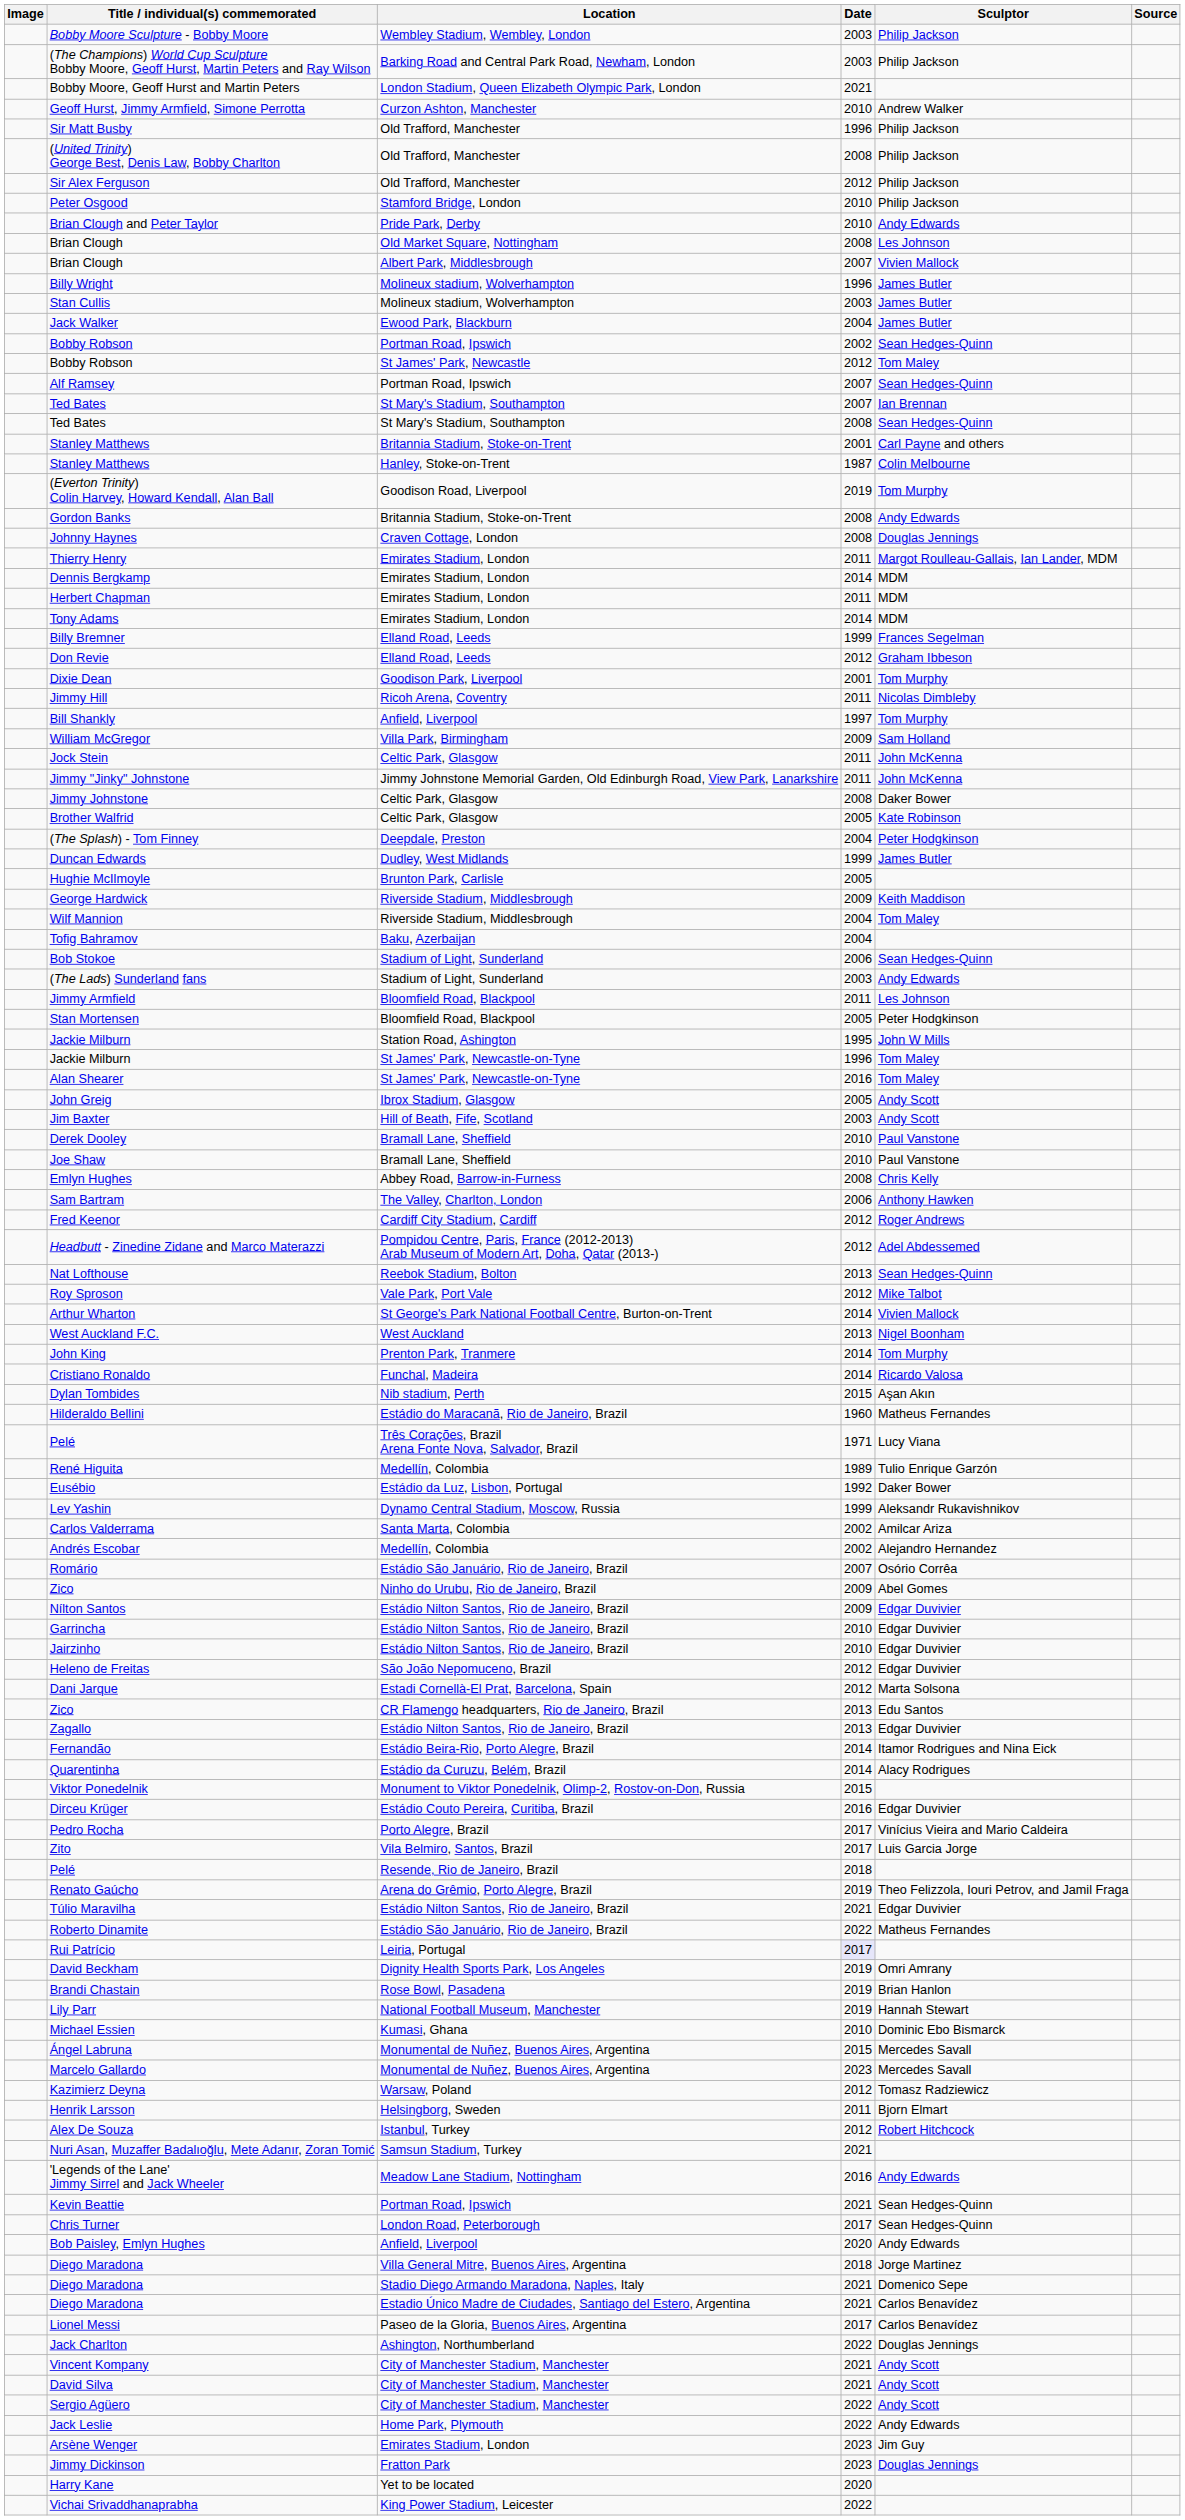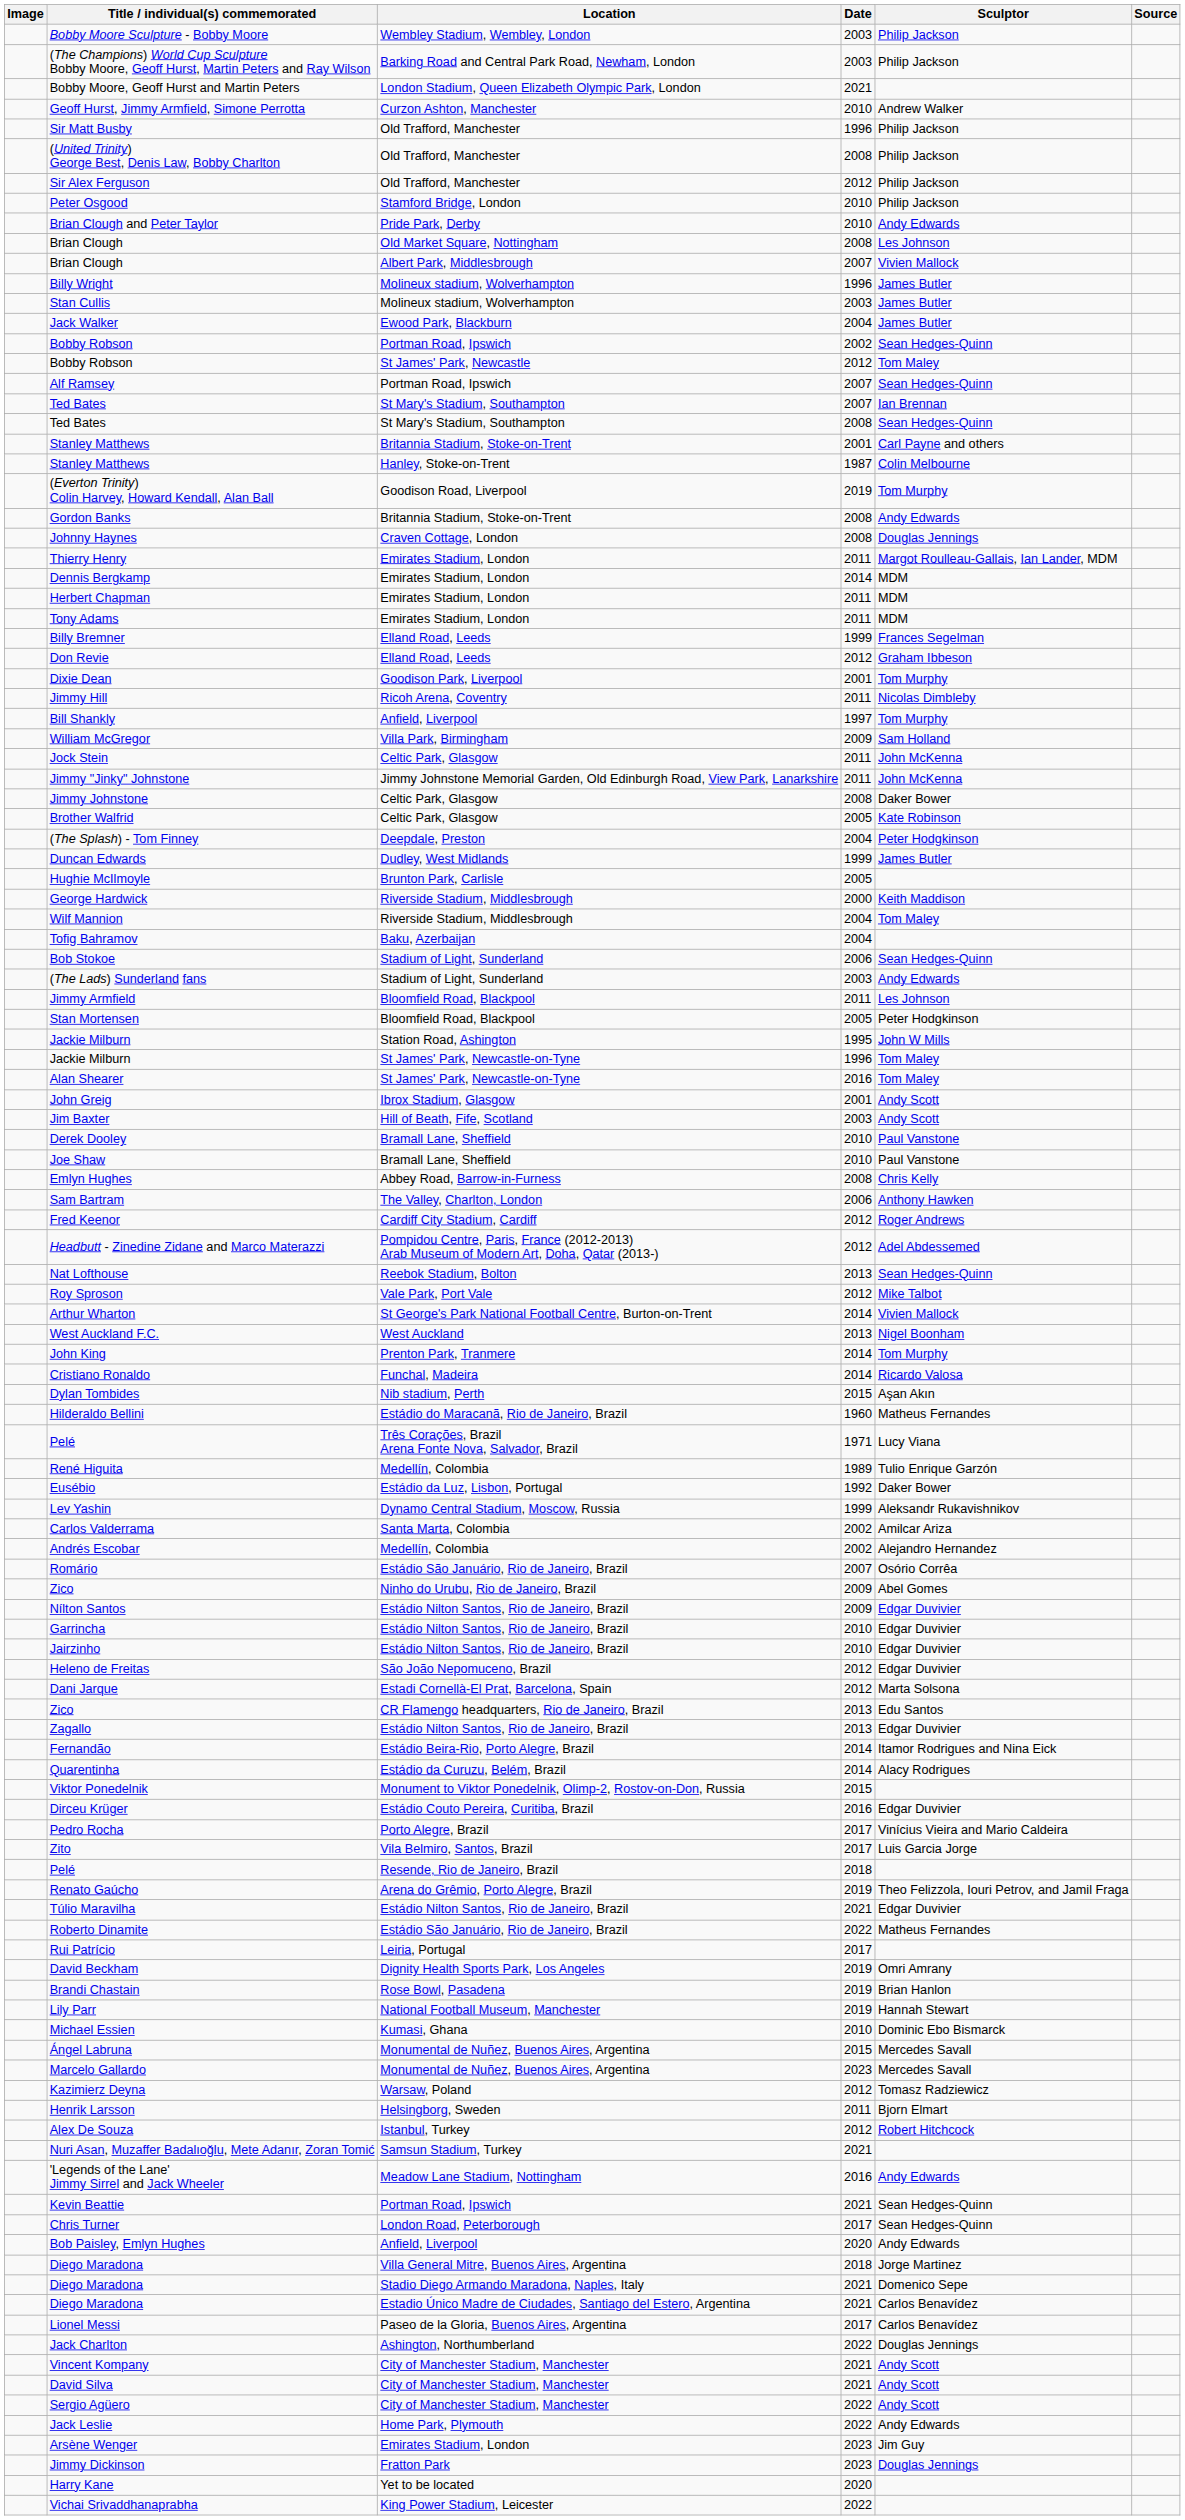(858, 618) 2014 -> (858, 618) 2011
(858, 899) 2009 -> (858, 899) 2000
(858, 1099) 2005 -> (858, 1099) 2001
(858, 1949) lavender background -> (858, 1949) no background
